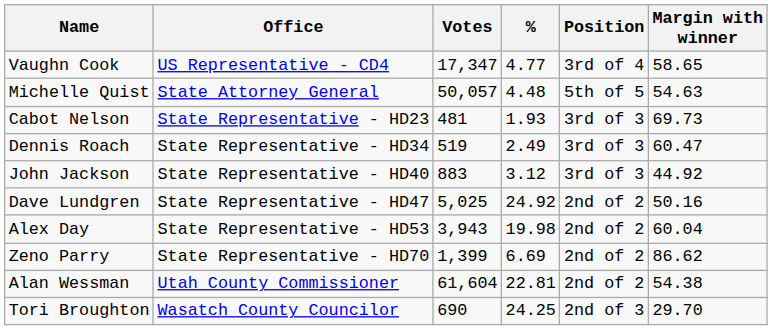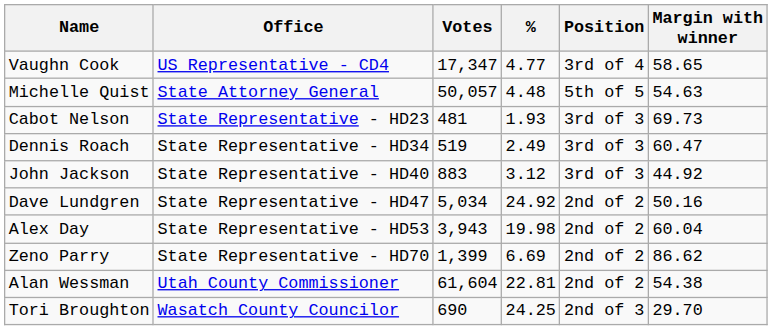(462, 202) 5,025 -> (462, 202) 5,034
